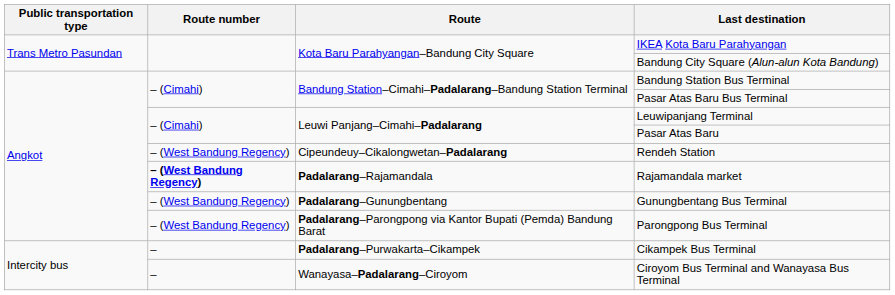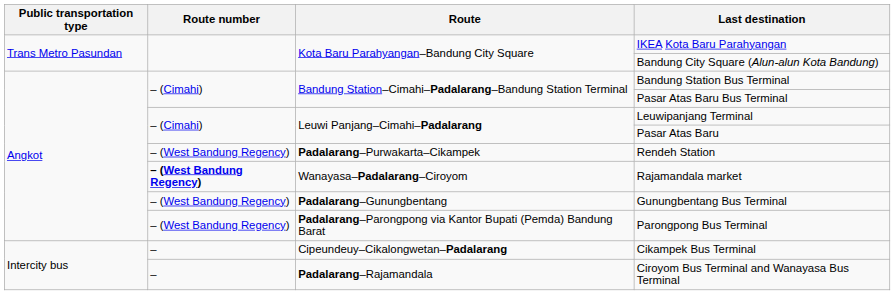(403, 152) Cipeundeuy–Cikalongwetan–Padalarang -> (389, 152) Padalarang–Purwakarta–Cikampek
(365, 176) Padalarang–Rajamandala -> (383, 176) Wanayasa–Padalarang–Ciroyom
(389, 250) Padalarang–Purwakarta–Cikampek -> (403, 250) Cipeundeuy–Cikalongwetan–Padalarang
(383, 274) Wanayasa–Padalarang–Ciroyom -> (365, 274) Padalarang–Rajamandala
